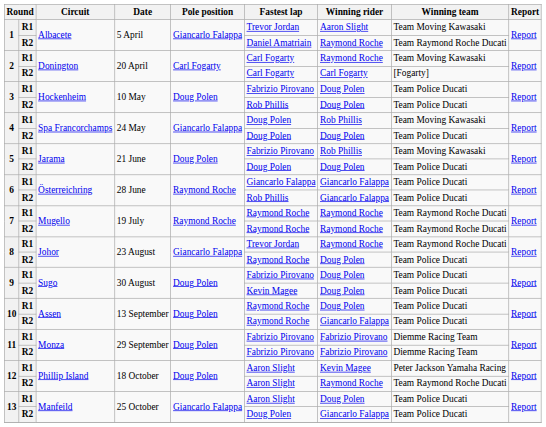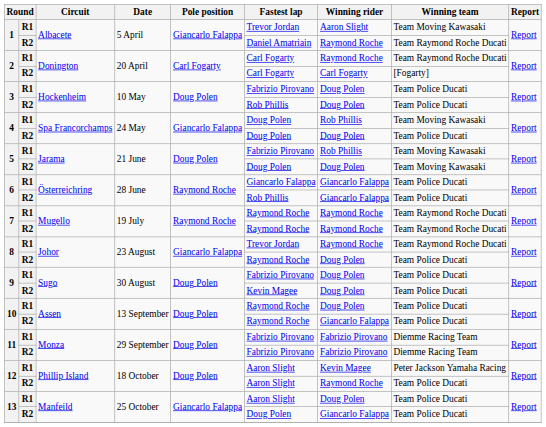(440, 58) Team Moving Kawasaki -> (450, 58) Team Raymond Roche Ducati
(430, 166) Team Police Ducati -> (440, 166) Team Moving Kawasaki
(450, 383) Team Raymond Roche Ducati -> (430, 383) Team Police Ducati
